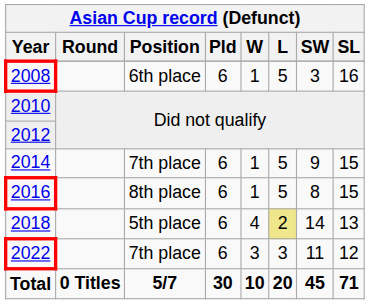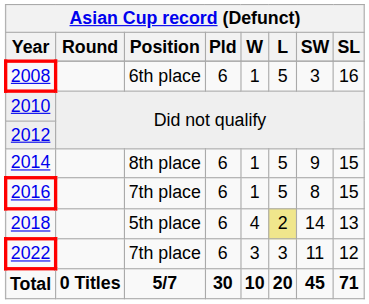(165, 163) 7th place -> (165, 163) 8th place
(165, 193) 8th place -> (165, 193) 7th place
